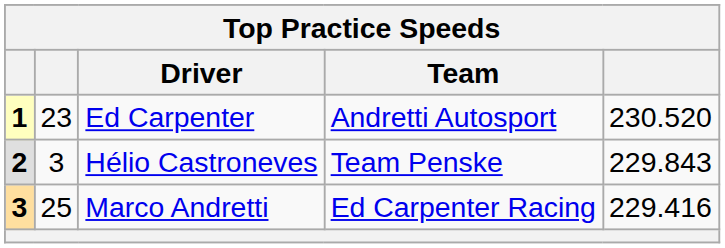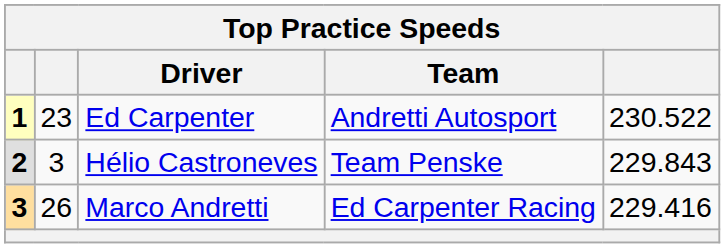(660, 118) 230.520 -> (660, 118) 230.522
(56, 208) 25 -> (56, 208) 26
